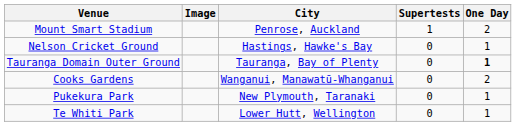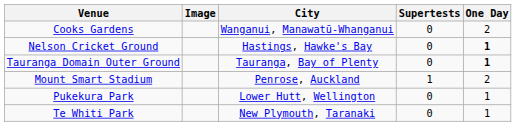rows swapped: (93, 80) <-> (93, 30)
(487, 46) normal -> (487, 46) bold
(307, 96) New Plymouth, Taranaki -> (307, 96) Lower Hutt, Wellington
(307, 113) Lower Hutt, Wellington -> (307, 113) New Plymouth, Taranaki
